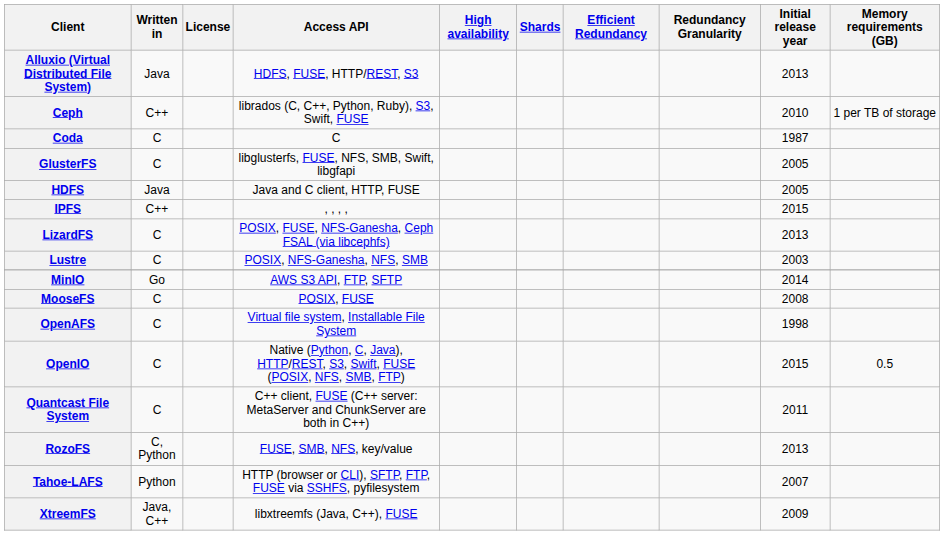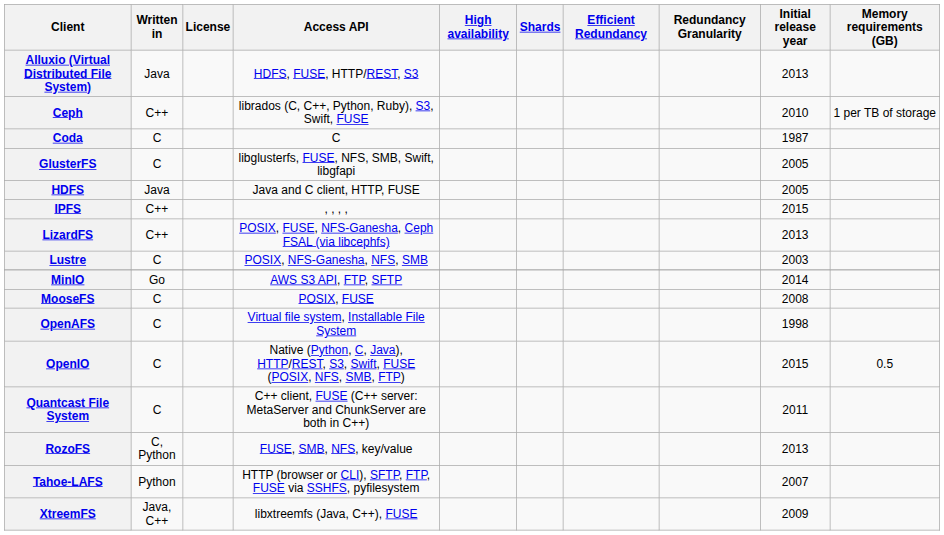(157, 234) C -> (157, 234) C++
